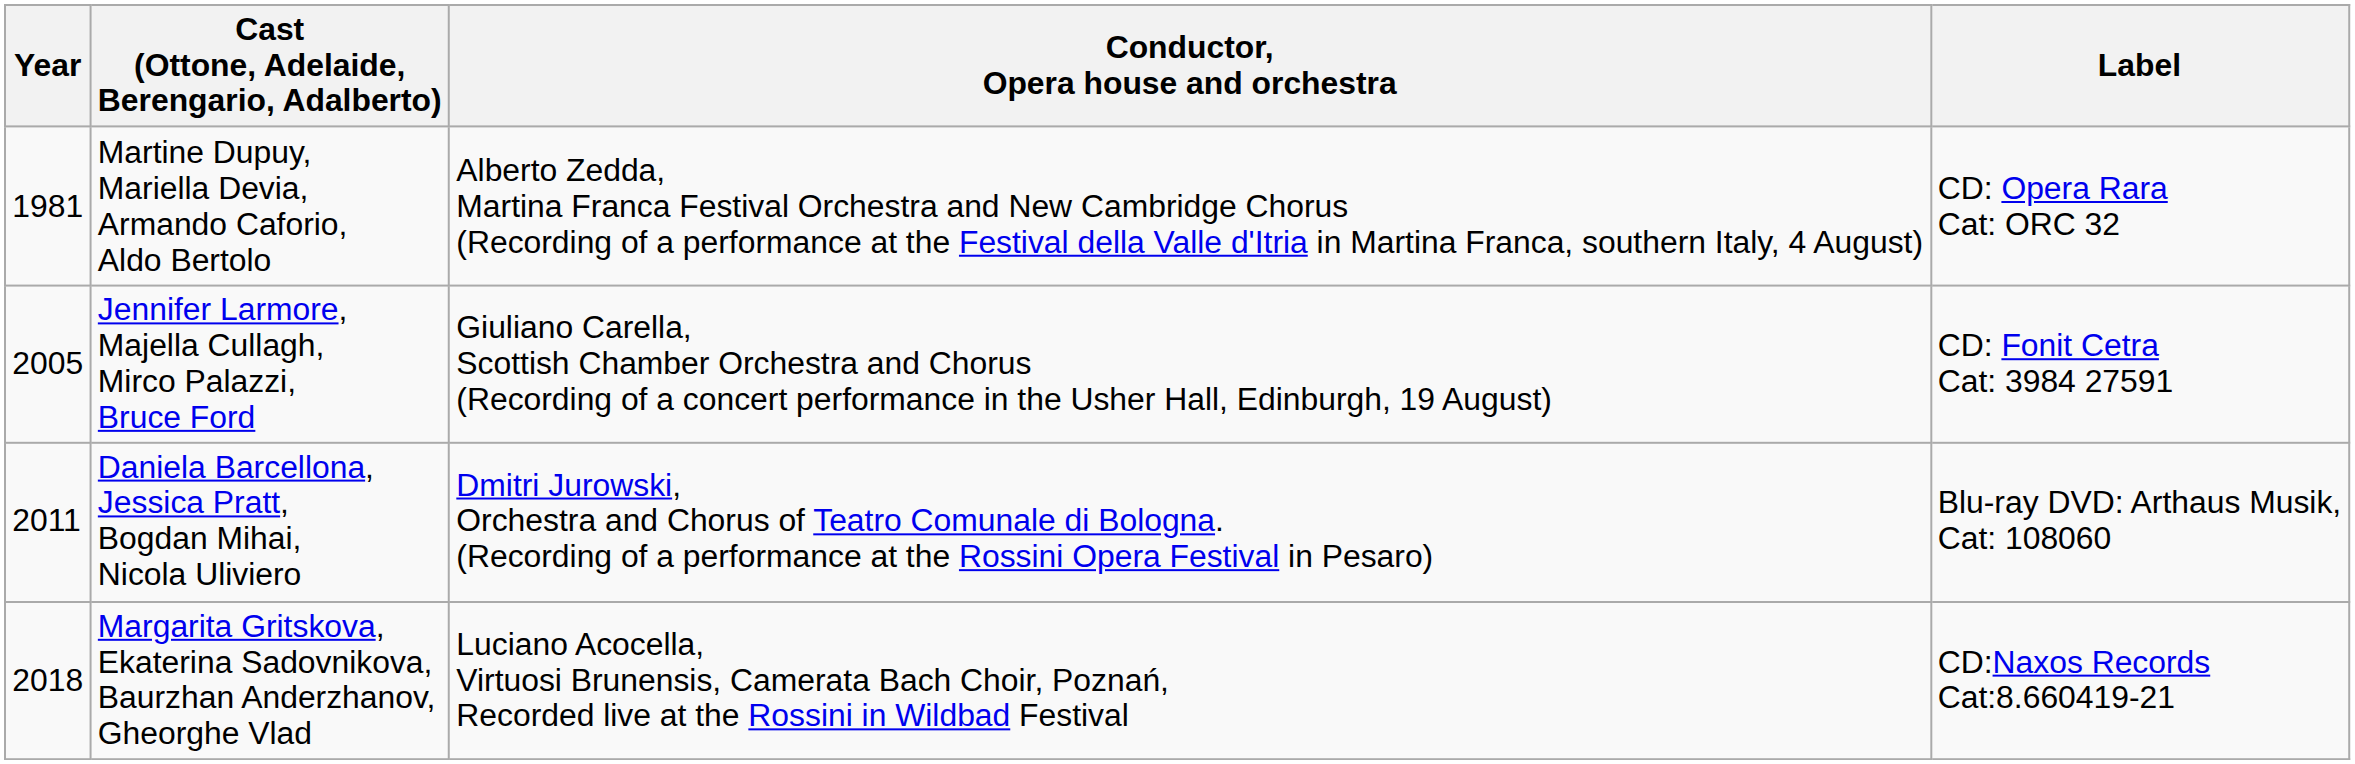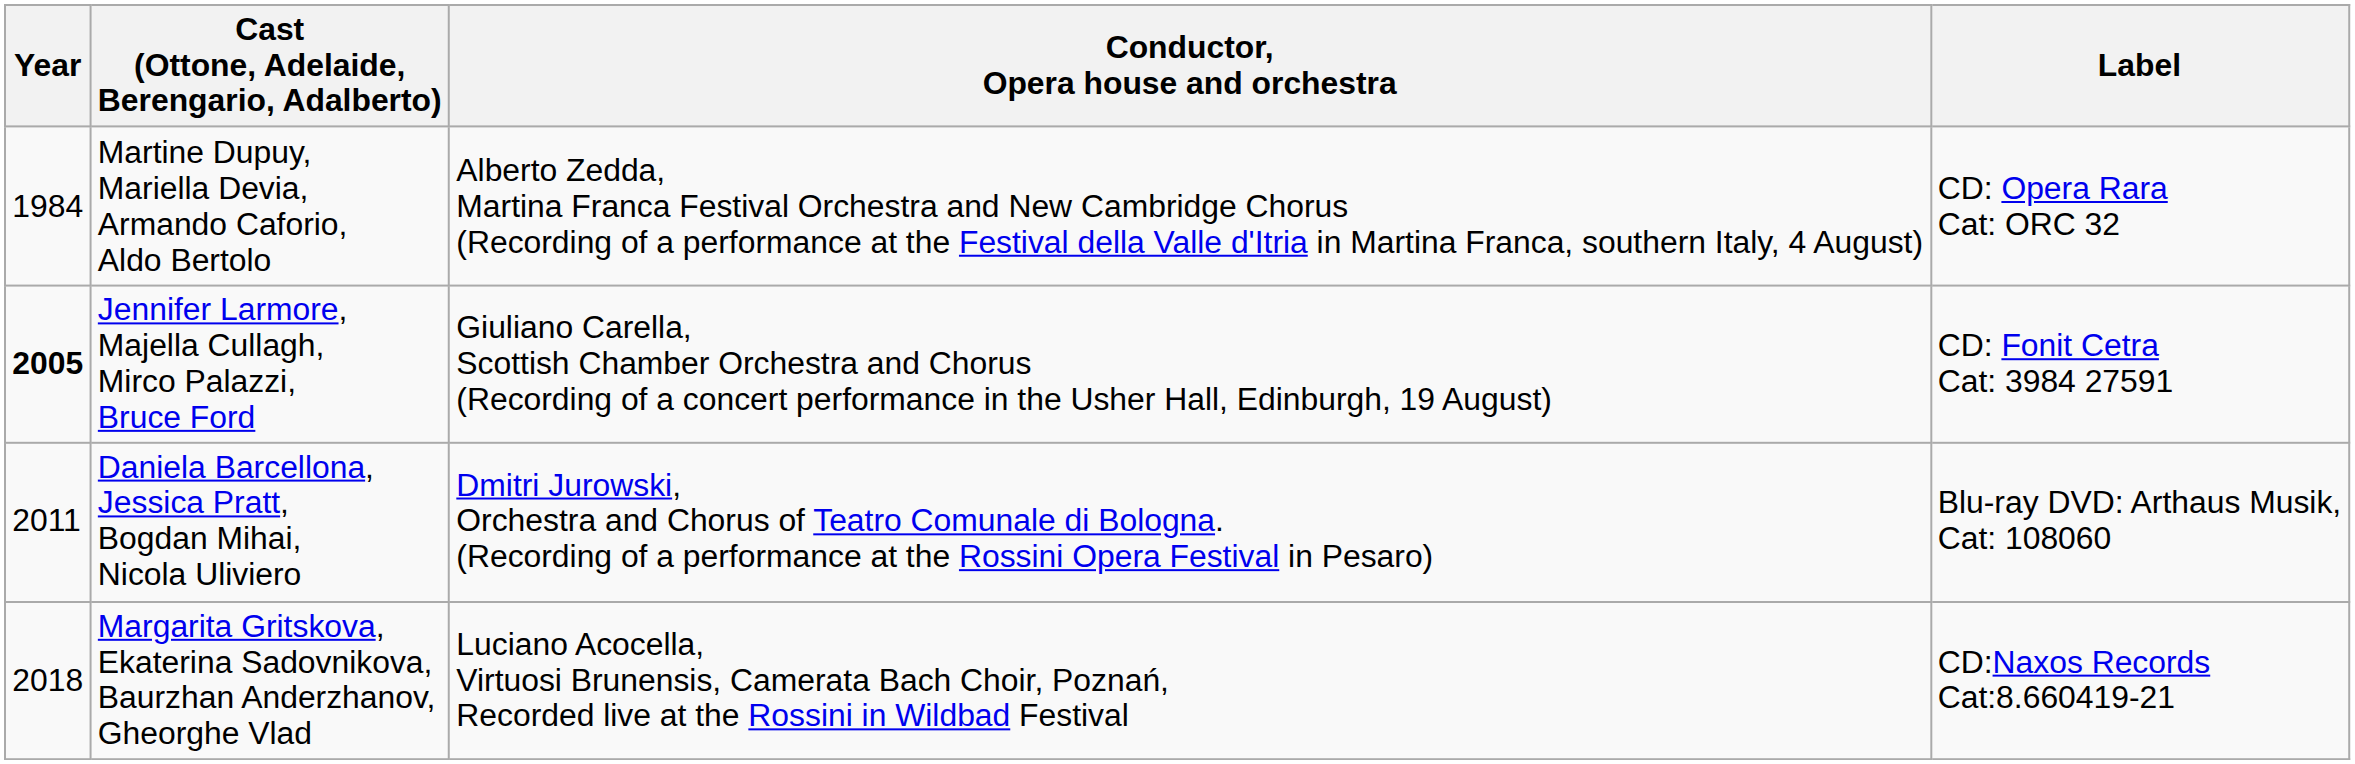(48, 205) 1981 -> (48, 205) 1984
(48, 363) normal -> (48, 363) bold
